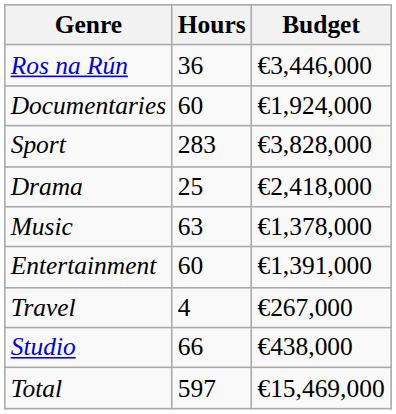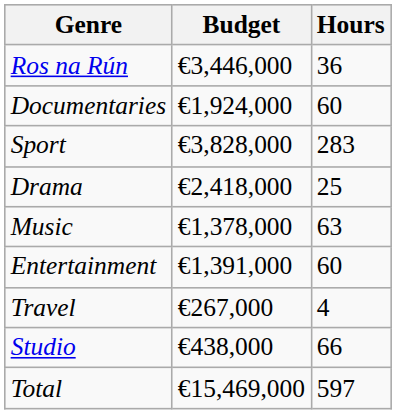columns swapped: (321, 24) <-> (212, 24)
